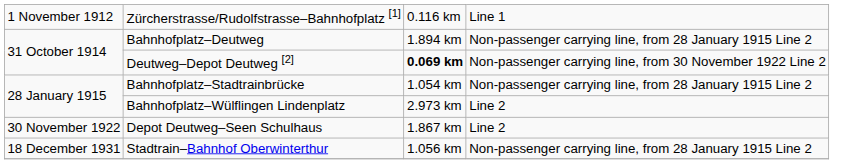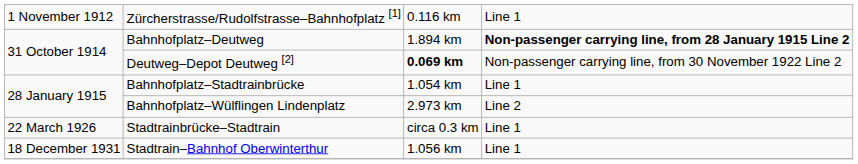(641, 39) normal -> (667, 39) bold
(641, 85) Non-passenger carrying line, from 28 January 1915 Line 2 -> (503, 85) Line 1
- row: (224, 127)
+ row: (203, 127)
(641, 148) Non-passenger carrying line, from 28 January 1915 Line 2 -> (503, 148) Line 1
